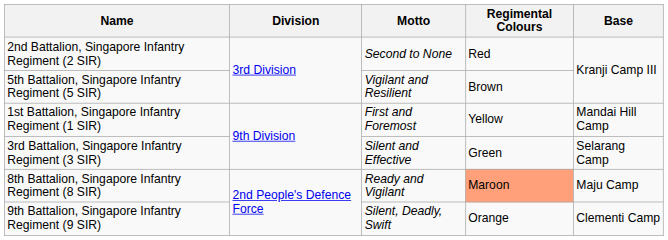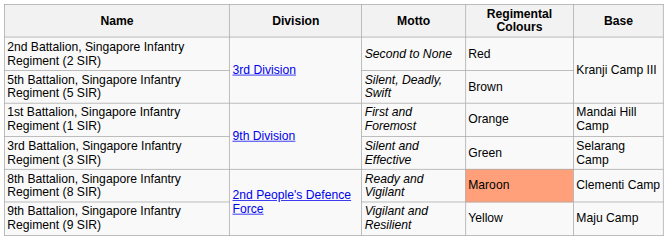(396, 86) Vigilant and Resilient -> (403, 86) Silent, Deadly, Swift
(486, 119) Yellow -> (488, 119) Orange
(607, 185) Maju Camp -> (618, 185) Clementi Camp
(403, 218) Silent, Deadly, Swift -> (396, 218) Vigilant and Resilient
(488, 218) Orange -> (486, 218) Yellow
(618, 218) Clementi Camp -> (607, 218) Maju Camp
